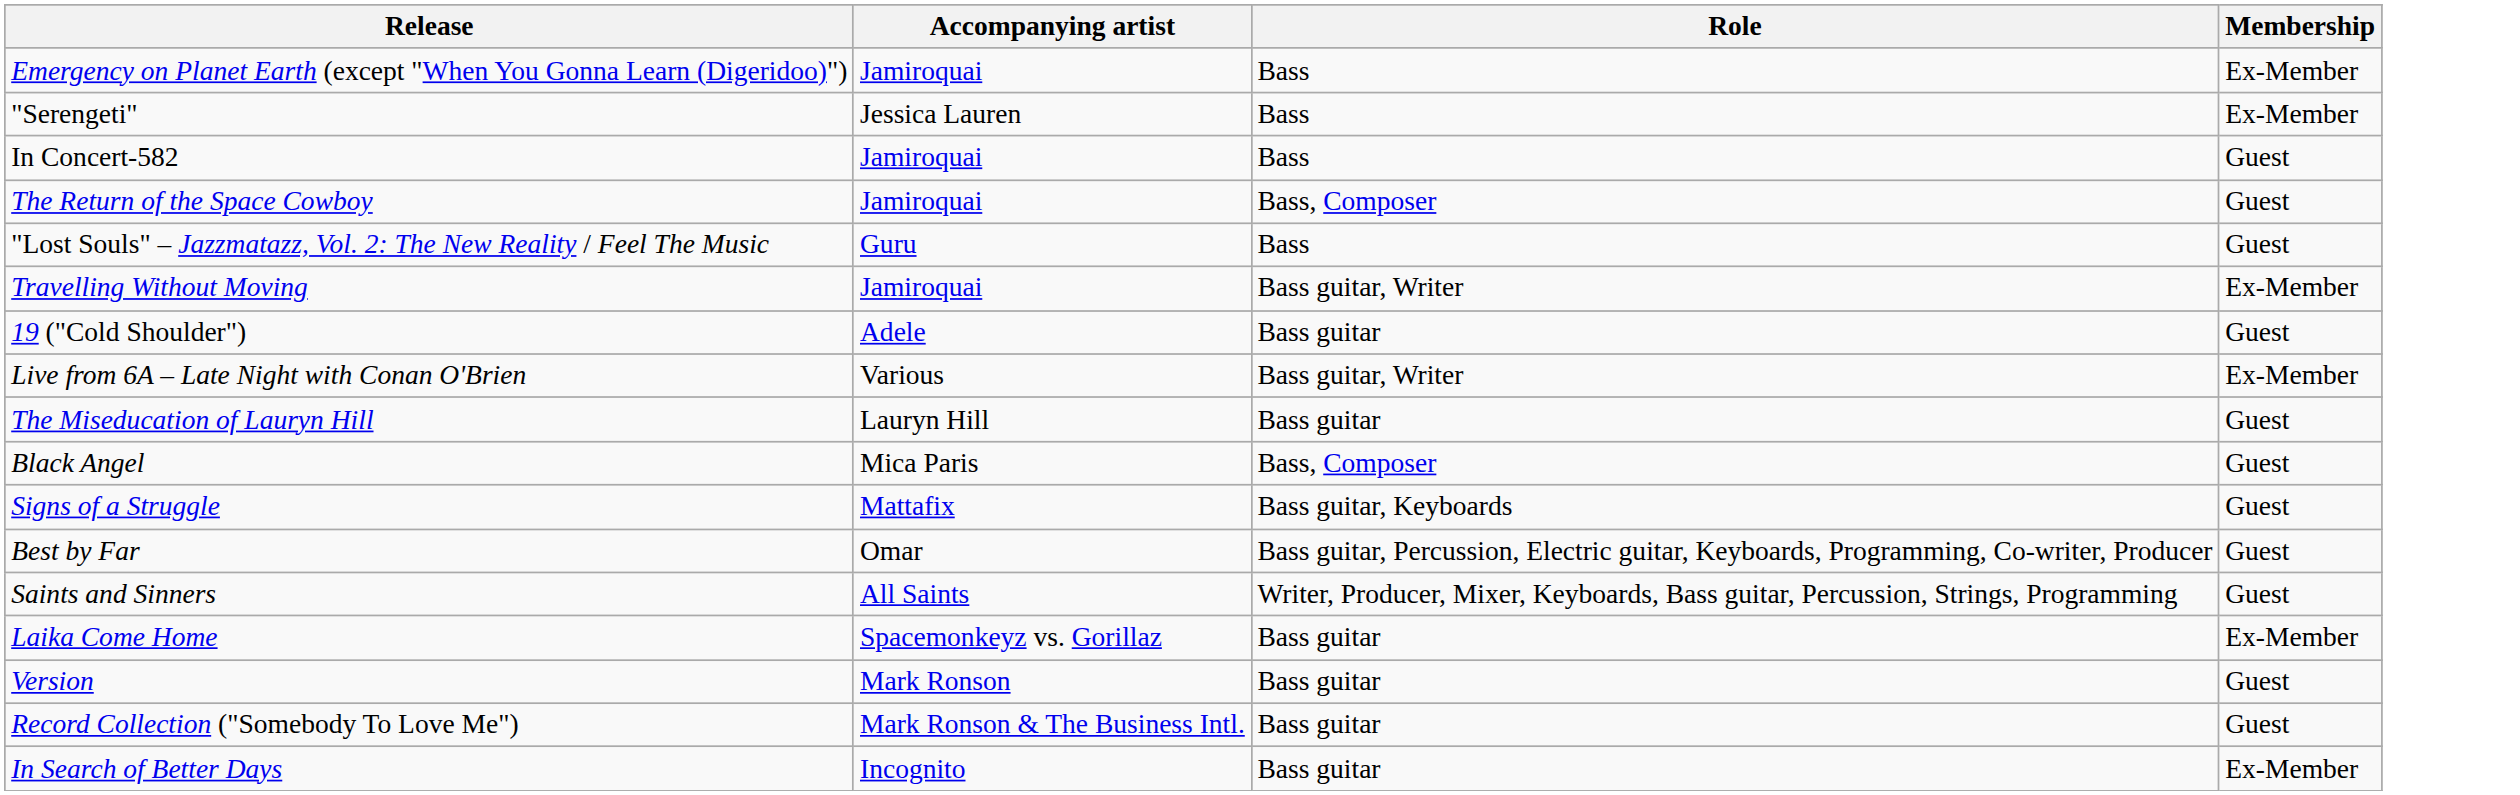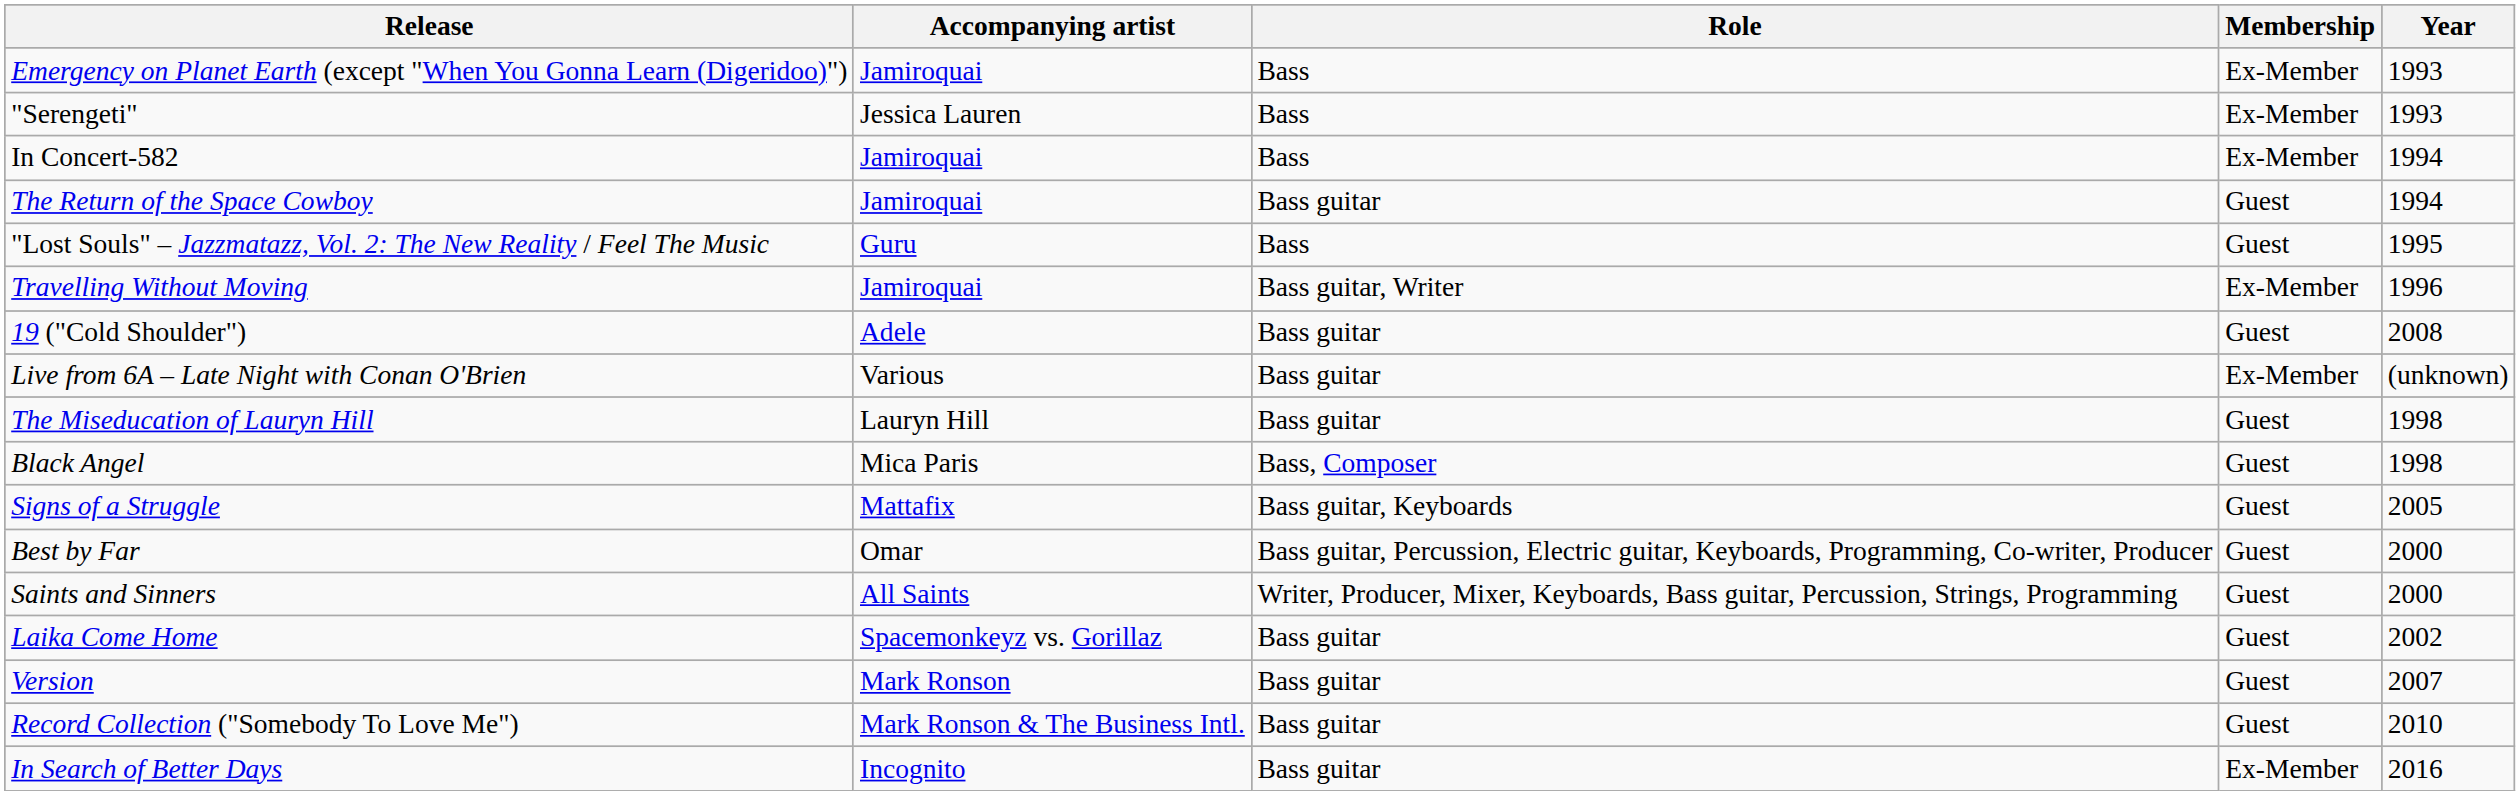+ column: (2448, 26)
(2257, 157) Guest -> (2292, 157) Ex-Member
(1347, 200) Bass, Composer -> (1319, 200) Bass guitar
(1360, 375) Bass guitar, Writer -> (1319, 375) Bass guitar
(2292, 637) Ex-Member -> (2257, 637) Guest
